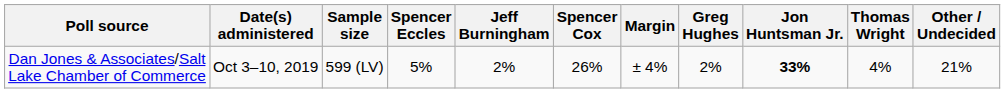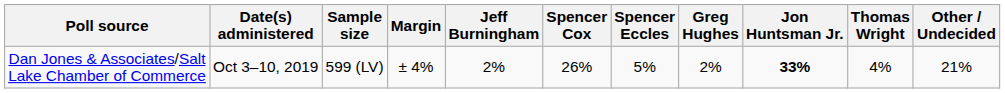columns swapped: (650, 26) <-> (421, 26)
